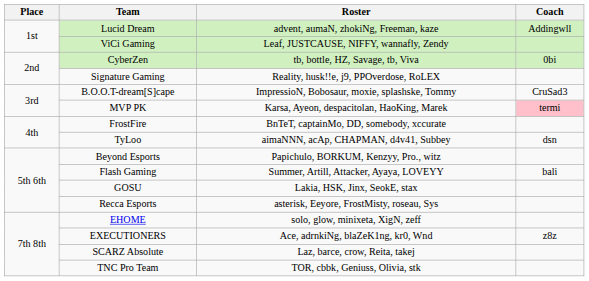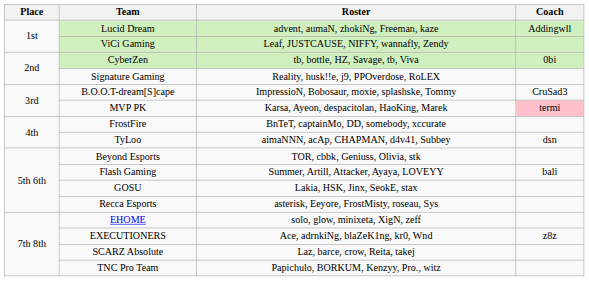(356, 156) Papichulo, BORKUM, Kenzyy, Pro., witz -> (356, 156) TOR, cbbk, Geniuss, Olivia, stk
(356, 268) TOR, cbbk, Geniuss, Olivia, stk -> (356, 268) Papichulo, BORKUM, Kenzyy, Pro., witz
